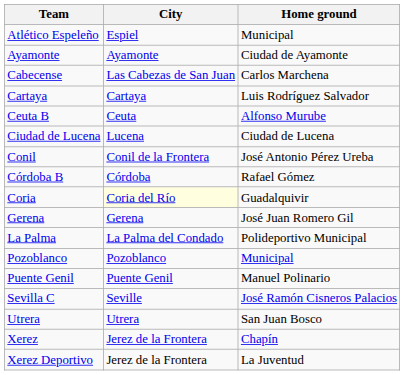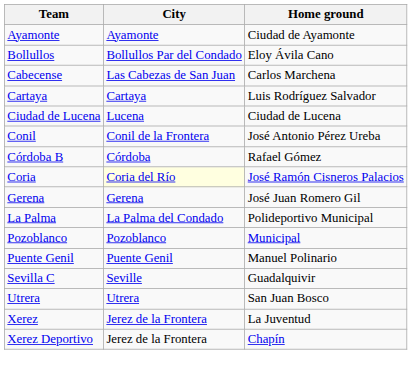- row: (53, 34)
+ row: (31, 55)
- row: (28, 116)
(275, 197) Guadalquivir -> (326, 177) José Ramón Cisneros Palacios
(319, 298) José Ramón Cisneros Palacios -> (282, 278) Guadalquivir
(259, 339) Chapín -> (279, 319) La Juventud
(272, 359) La Juventud -> (266, 339) Chapín
